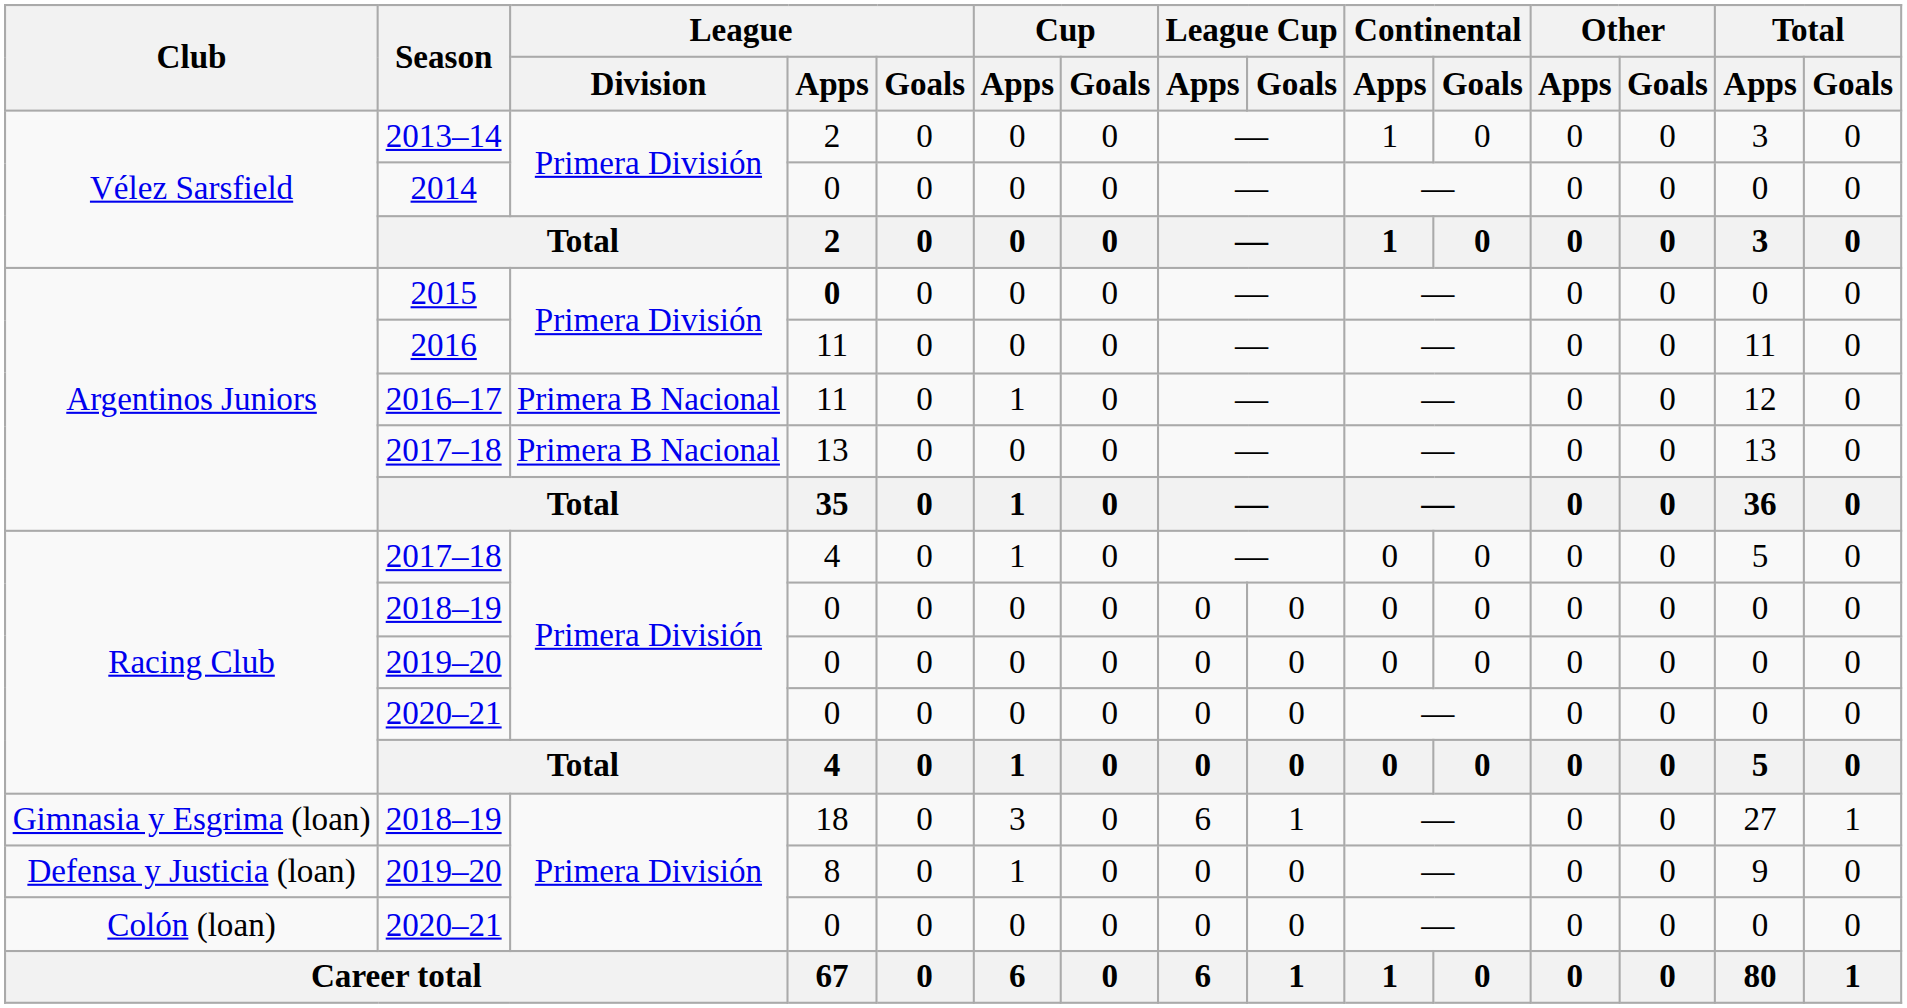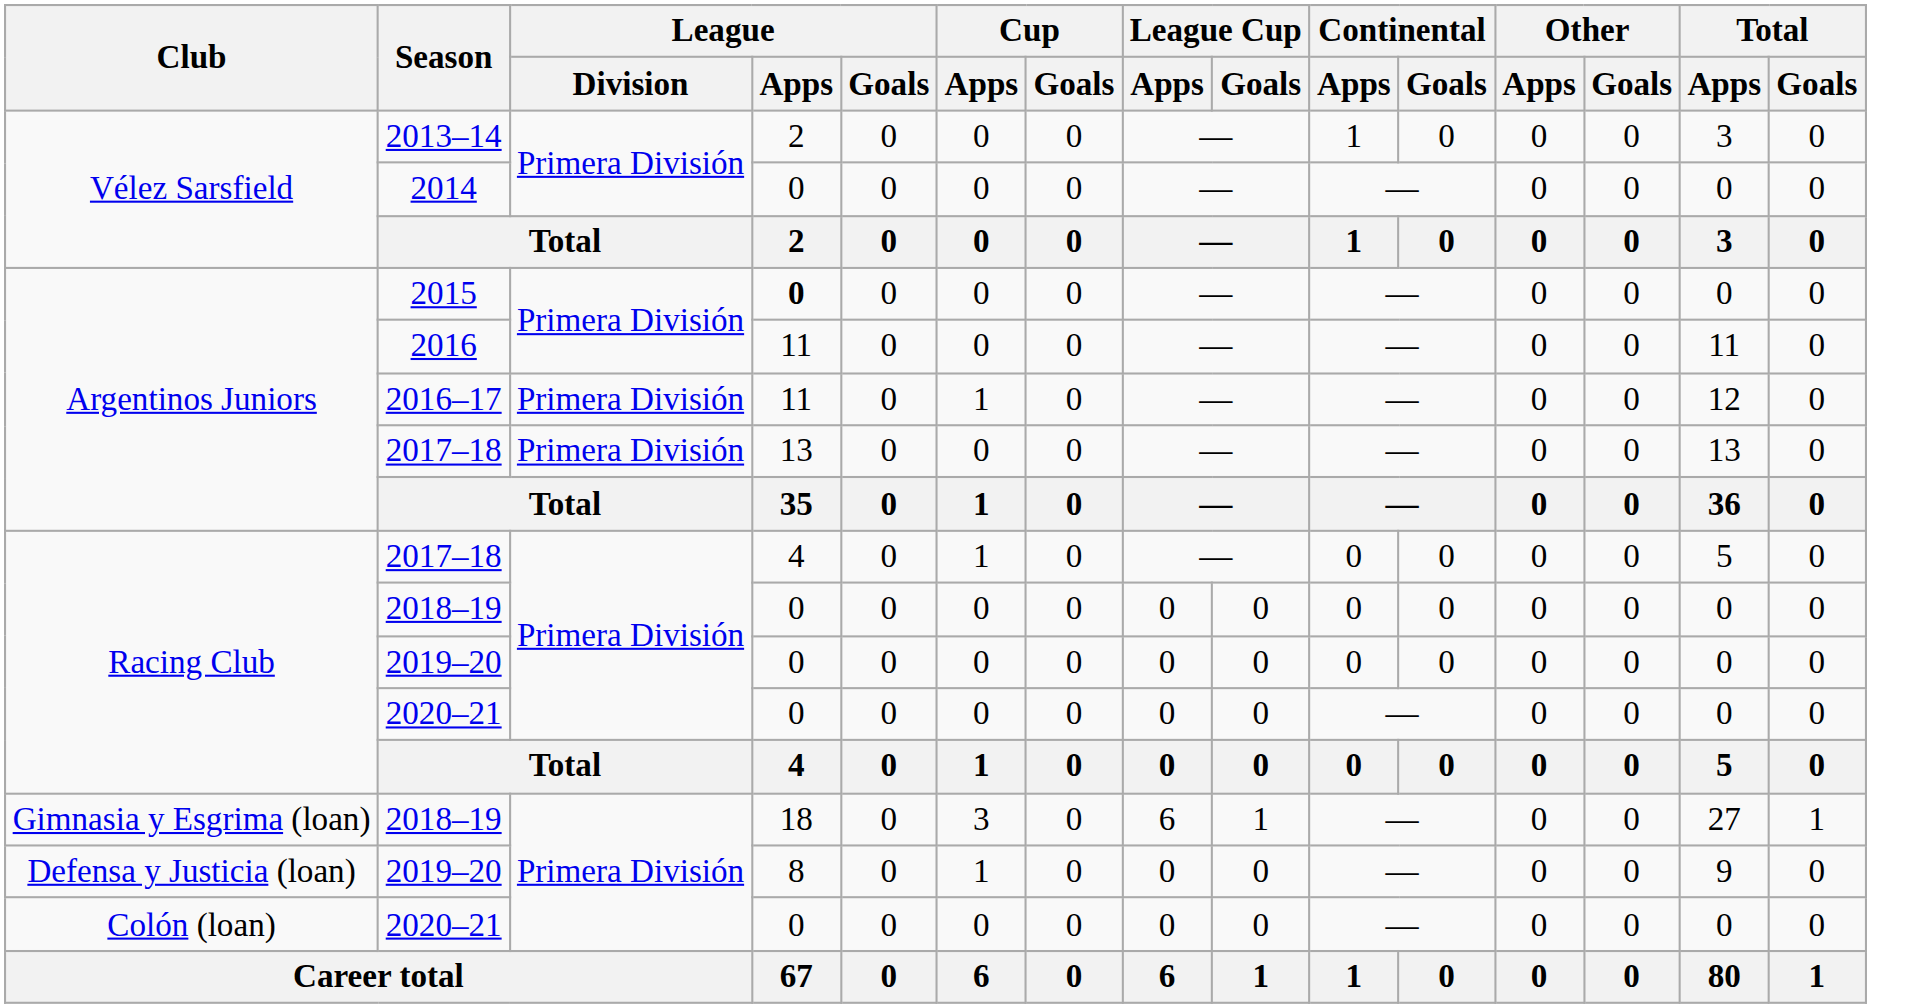(648, 398) Primera B Nacional -> (631, 398) Primera División
(648, 450) Primera B Nacional -> (631, 450) Primera División
